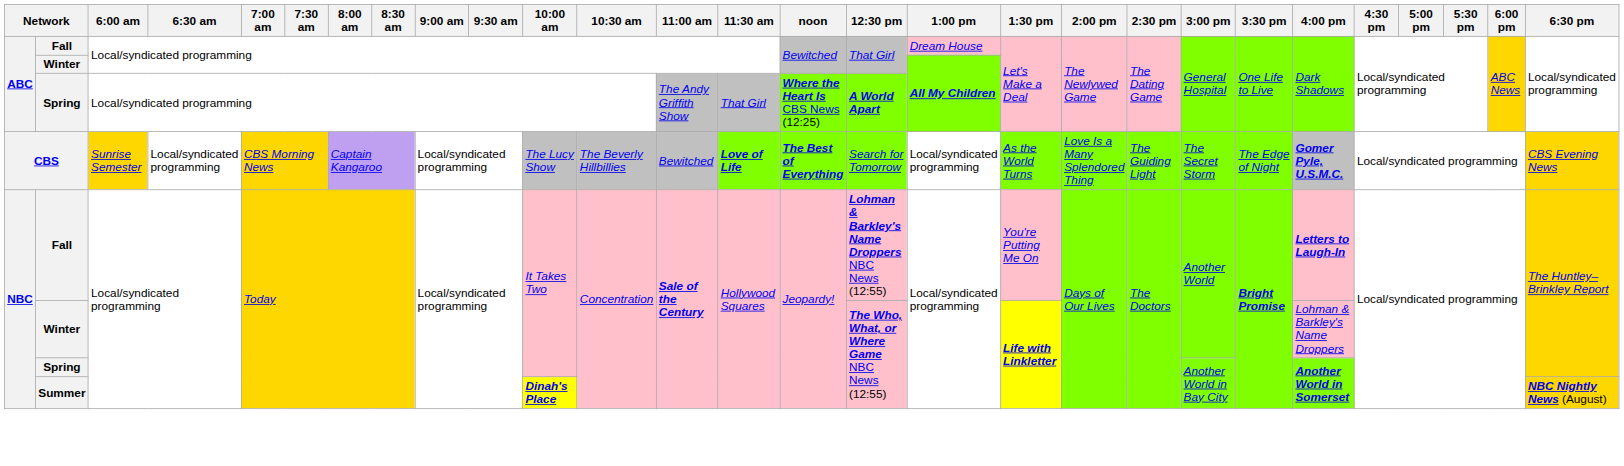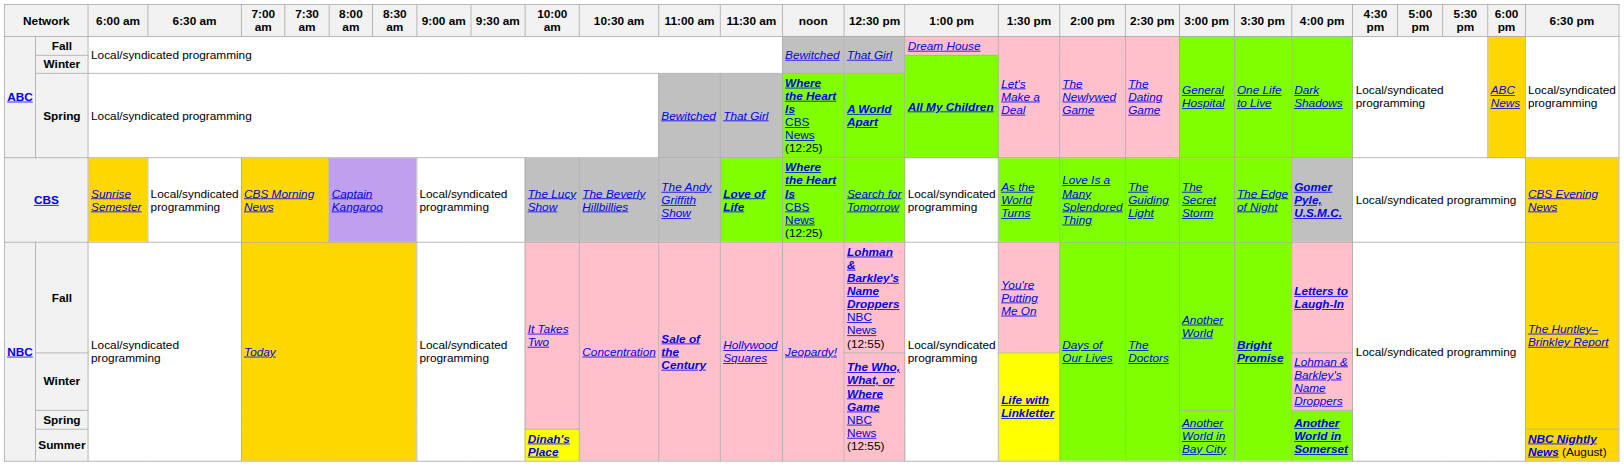(684, 103) The Andy Griffith Show -> (689, 116) Bewitched
(686, 161) Bewitched -> (686, 200) The Andy Griffith Show
(813, 161) The Best of Everything -> (811, 200) Where the Heart Is CBS News (12:25)
